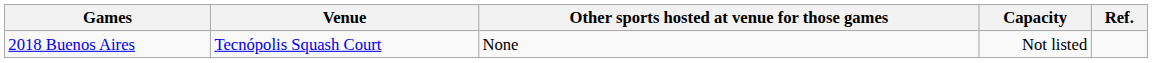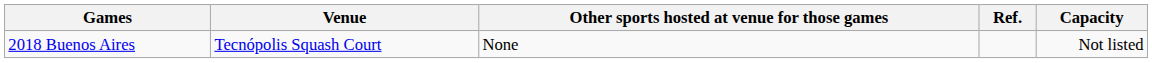columns swapped: (1035, 17) <-> (1119, 17)
